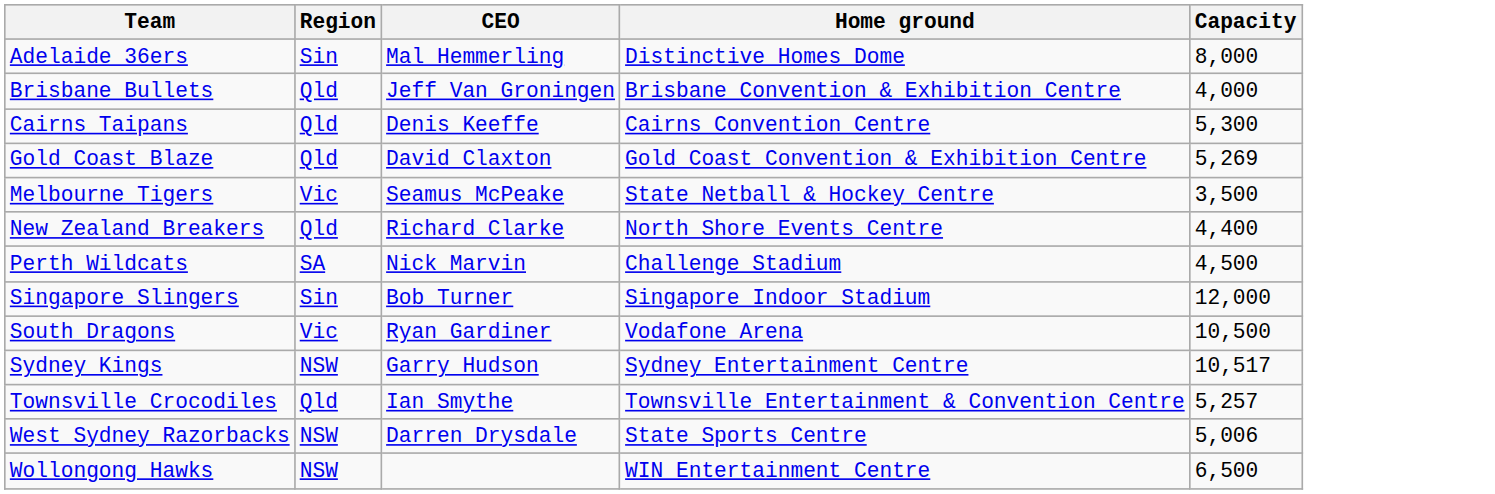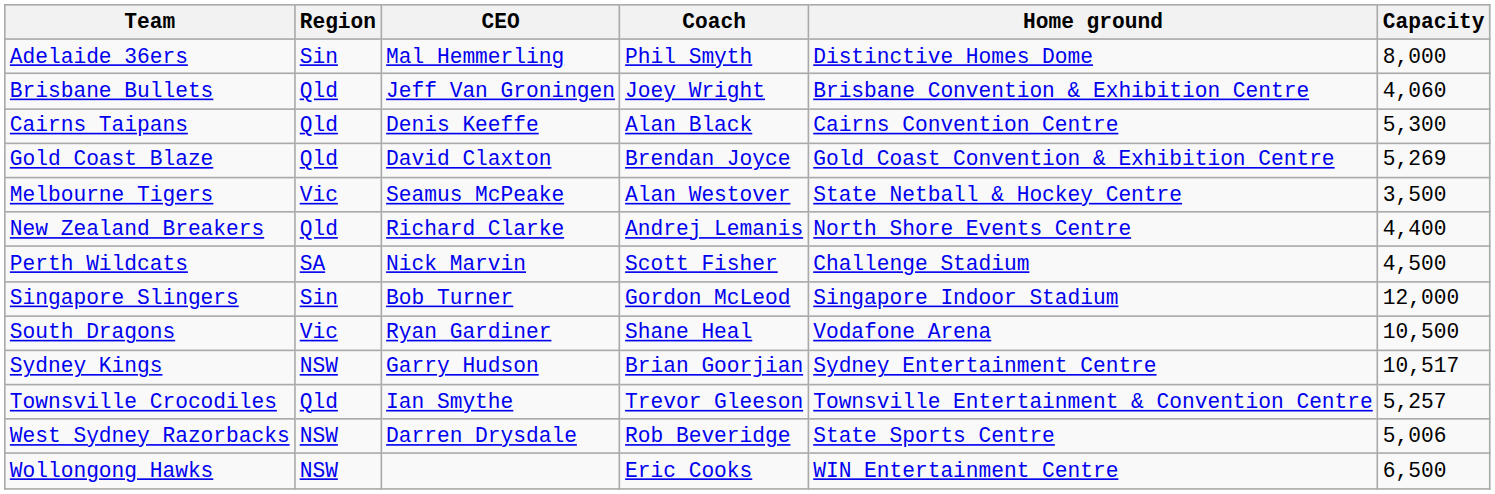+ column: (714, 22)
(1227, 91) 4,000 -> (1415, 91) 4,060
